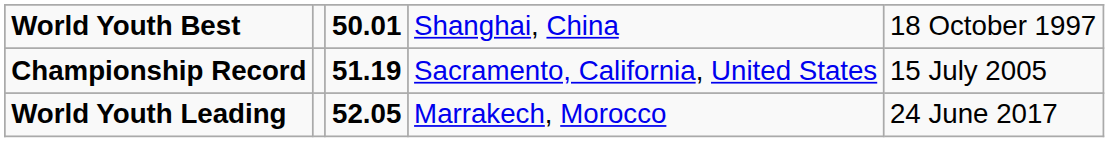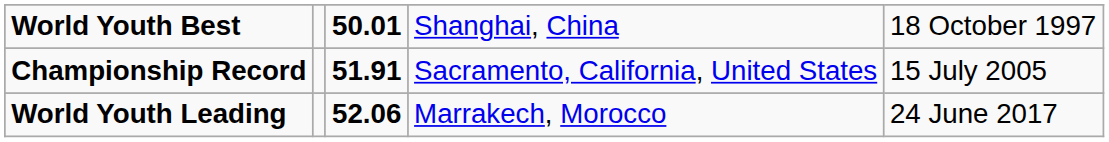(367, 70) 51.19 -> (367, 70) 51.91
(367, 114) 52.05 -> (367, 114) 52.06
